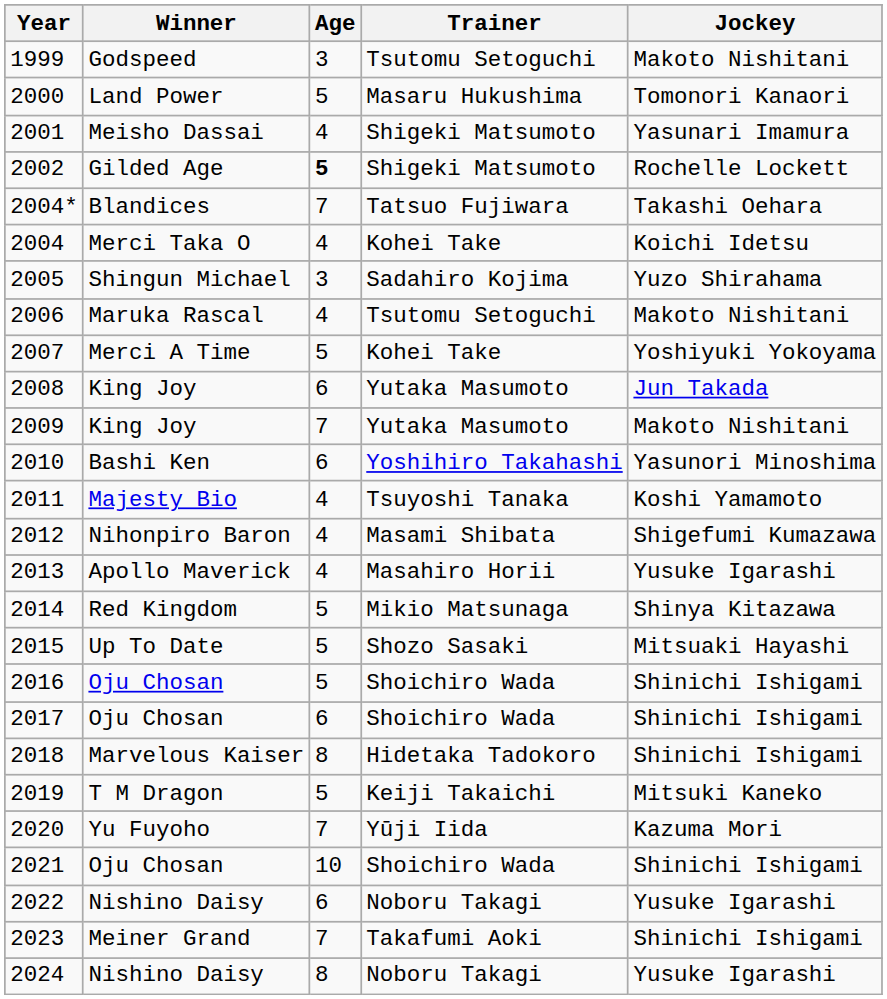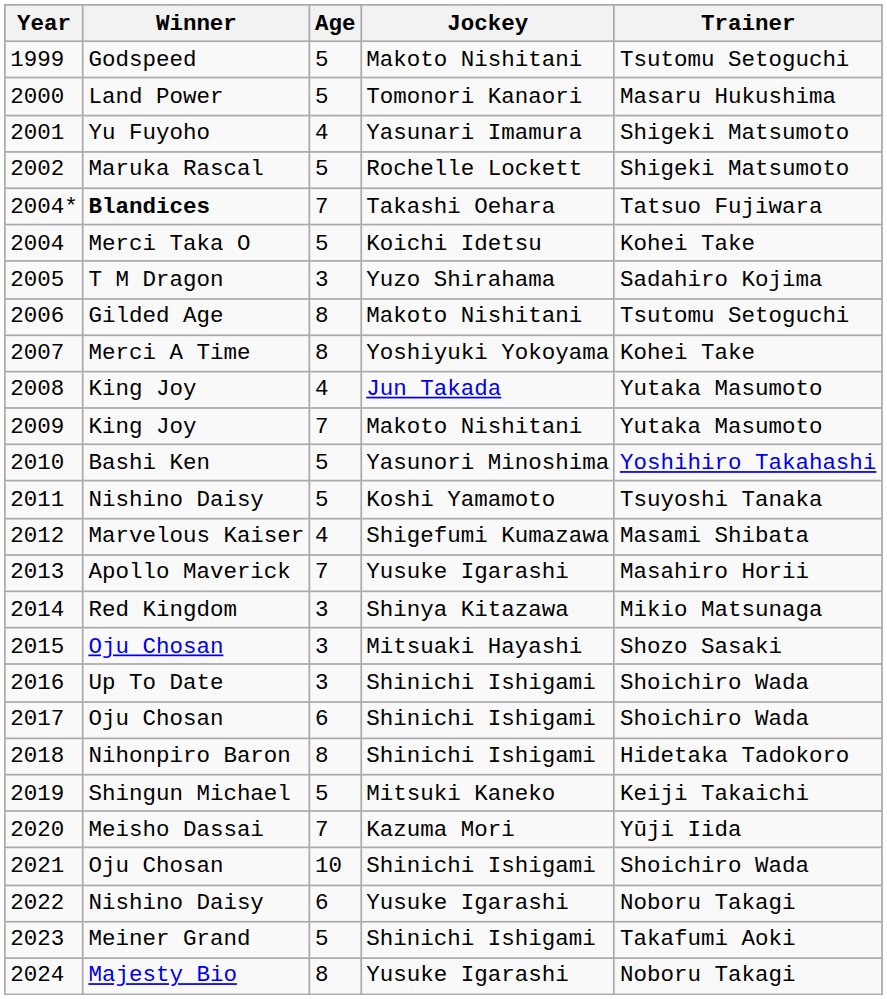columns swapped: (755, 23) <-> (494, 23)
(322, 60) 3 -> (322, 60) 5
(176, 133) Meisho Dassai -> (149, 133) Yu Fuyoho
(156, 170) Gilded Age -> (176, 170) Maruka Rascal
(322, 170) bold -> (322, 170) normal
(149, 206) normal -> (149, 206) bold
(322, 243) 4 -> (322, 243) 5
(190, 280) Shingun Michael -> (156, 280) T M Dragon
(176, 316) Maruka Rascal -> (156, 316) Gilded Age
(322, 316) 4 -> (322, 316) 8
(322, 353) 5 -> (322, 353) 8
(322, 390) 6 -> (322, 390) 4
(322, 463) 6 -> (322, 463) 5
(163, 500) Majesty Bio -> (176, 500) Nishino Daisy
(322, 500) 4 -> (322, 500) 5
(190, 536) Nihonpiro Baron -> (196, 536) Marvelous Kaiser
(322, 573) 4 -> (322, 573) 7
(322, 610) 5 -> (322, 610) 3
(156, 646) Up To Date -> (156, 646) Oju Chosan
(322, 646) 5 -> (322, 646) 3
(156, 683) Oju Chosan -> (156, 683) Up To Date
(322, 683) 5 -> (322, 683) 3
(196, 756) Marvelous Kaiser -> (190, 756) Nihonpiro Baron
(156, 793) T M Dragon -> (190, 793) Shingun Michael
(149, 830) Yu Fuyoho -> (176, 830) Meisho Dassai
(322, 940) 7 -> (322, 940) 5
(176, 976) Nishino Daisy -> (163, 976) Majesty Bio
